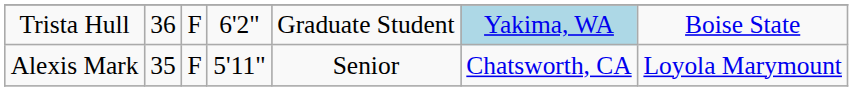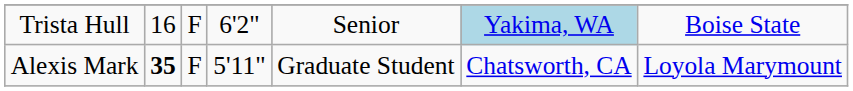(163, 24) 36 -> (163, 24) 16
(366, 24) Graduate Student -> (366, 24) Senior
(163, 65) normal -> (163, 65) bold
(366, 65) Senior -> (366, 65) Graduate Student
